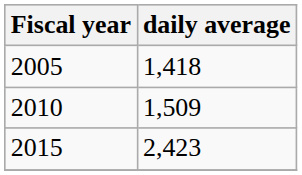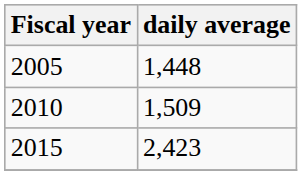(172, 66) 1,418 -> (172, 66) 1,448
